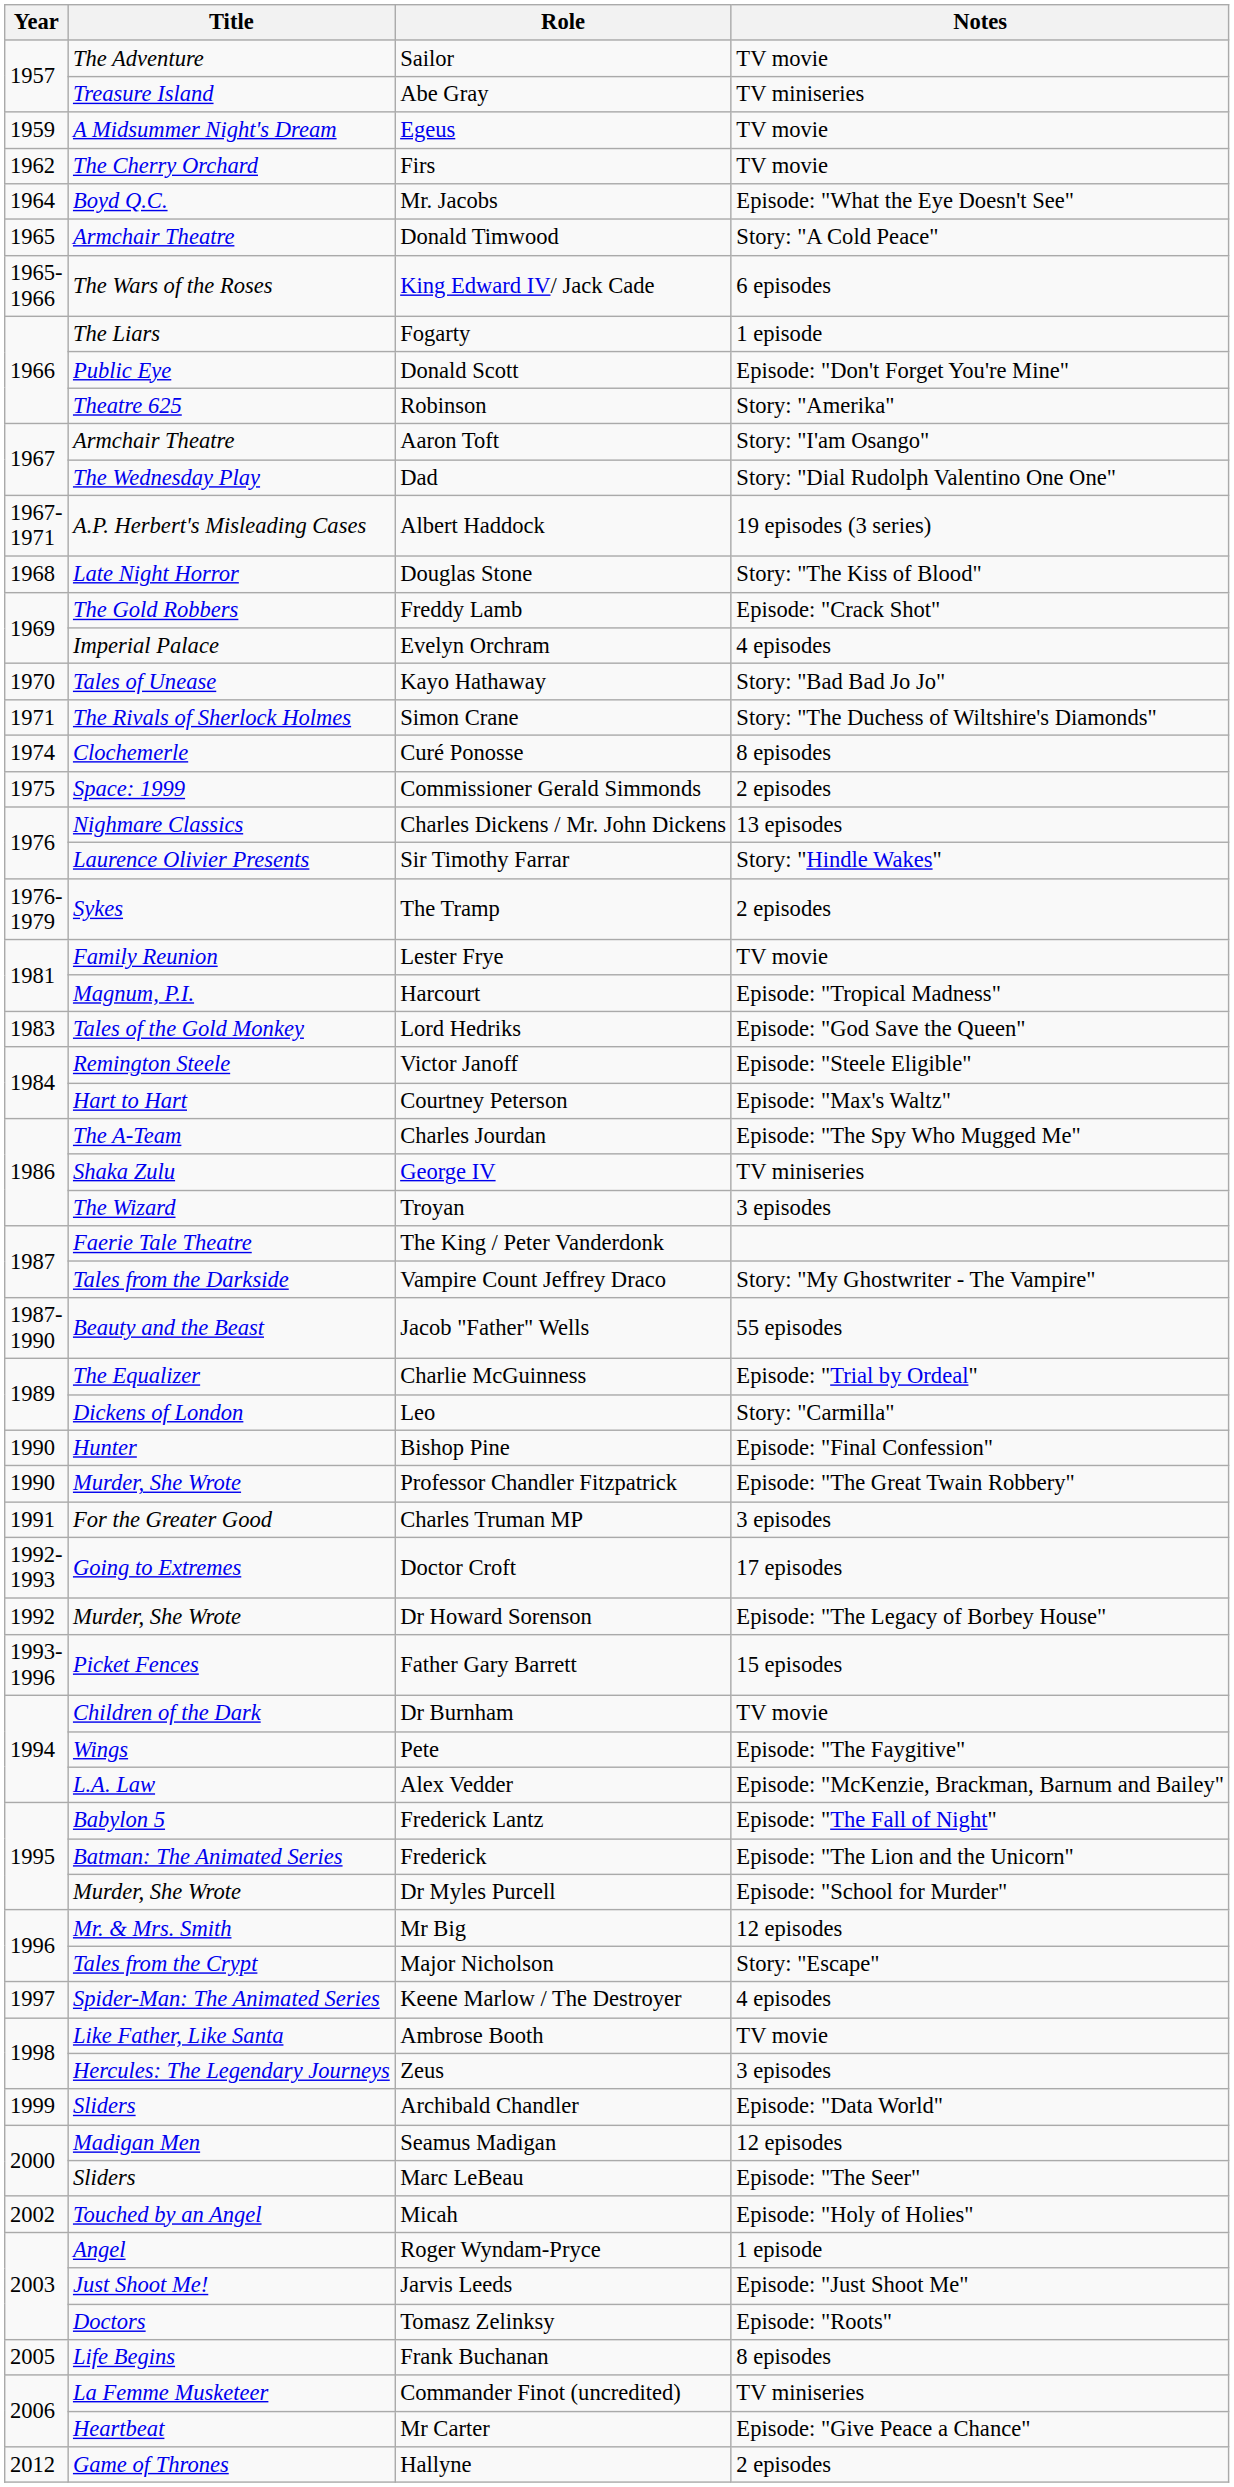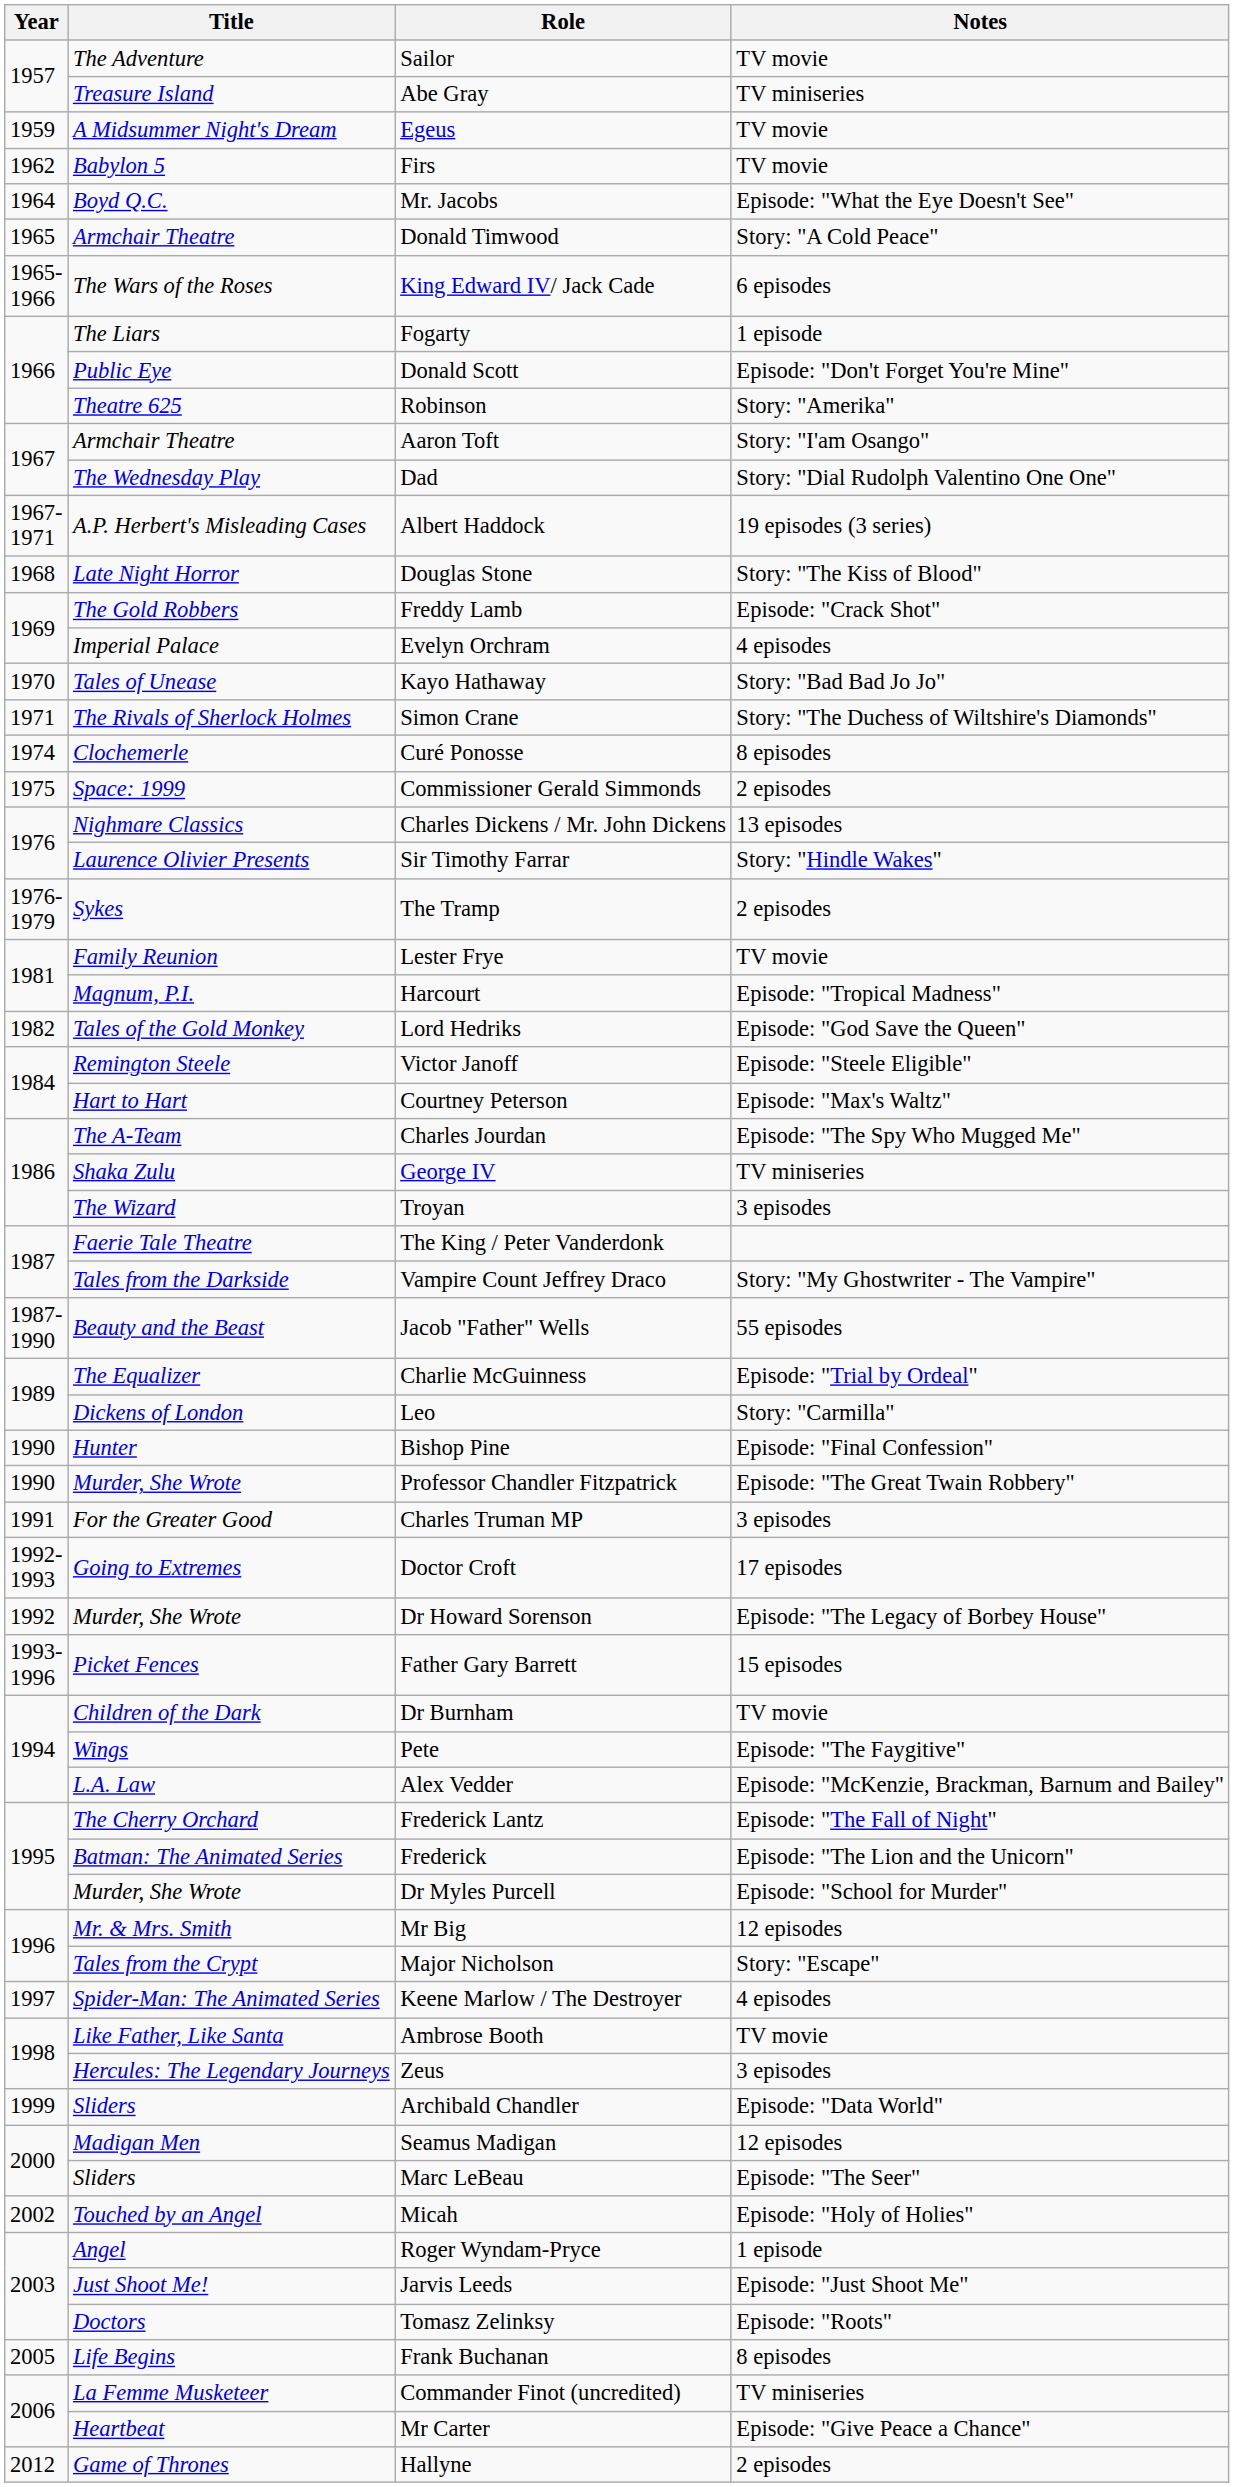(165, 165) The Cherry Orchard -> (119, 165) Babylon 5
(32, 1028) 1983 -> (32, 1028) 1982
(119, 1820) Babylon 5 -> (165, 1820) The Cherry Orchard
